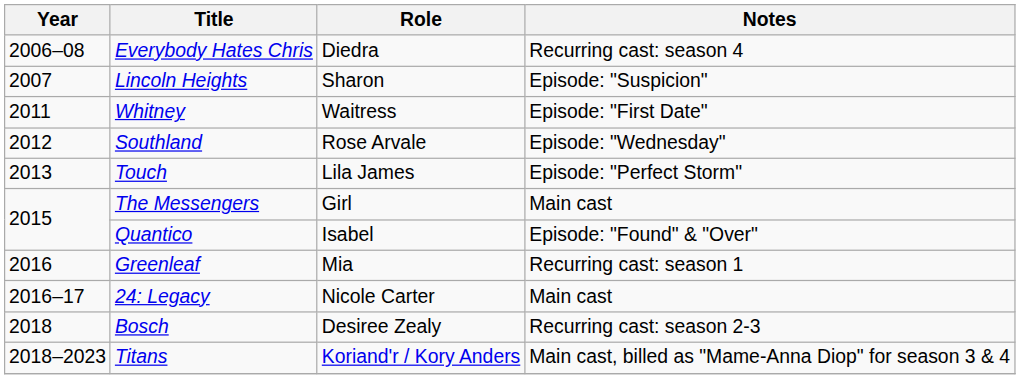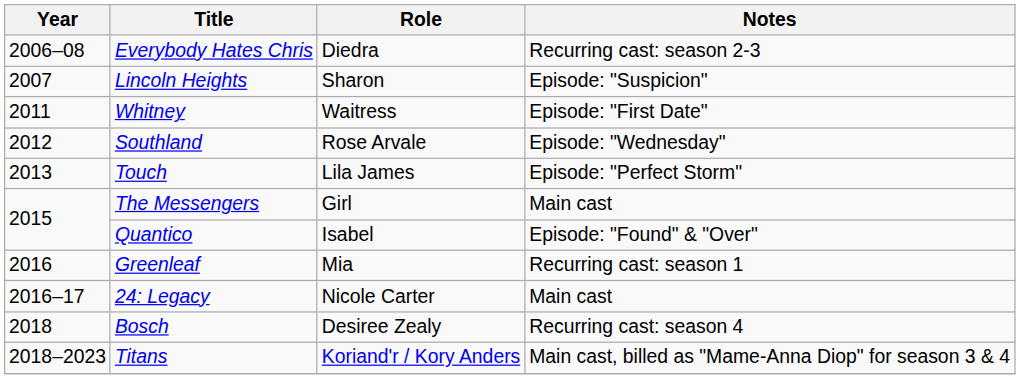(636, 50) Recurring cast: season 4 -> (645, 50) Recurring cast: season 2-3
(645, 326) Recurring cast: season 2-3 -> (636, 326) Recurring cast: season 4
